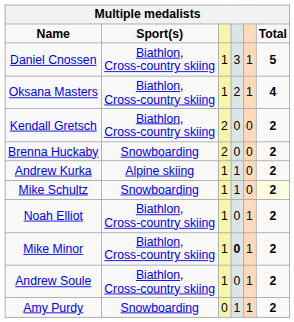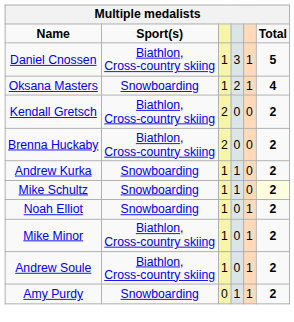(160, 92) Biathlon, Cross-country skiing -> (160, 86) Snowboarding
(160, 151) Snowboarding -> (160, 145) Biathlon, Cross-country skiing
(160, 171) Alpine skiing -> (160, 171) Snowboarding
(160, 216) Biathlon, Cross-country skiing -> (160, 209) Snowboarding
(237, 249) bold -> (237, 235) normal
